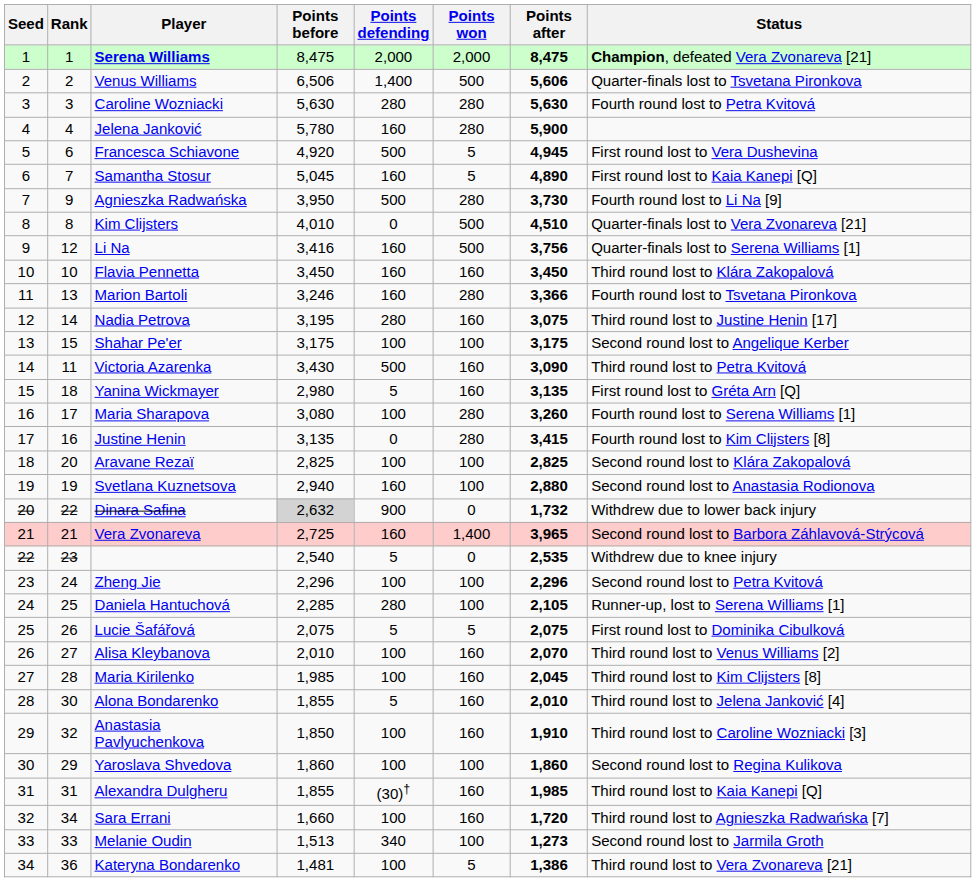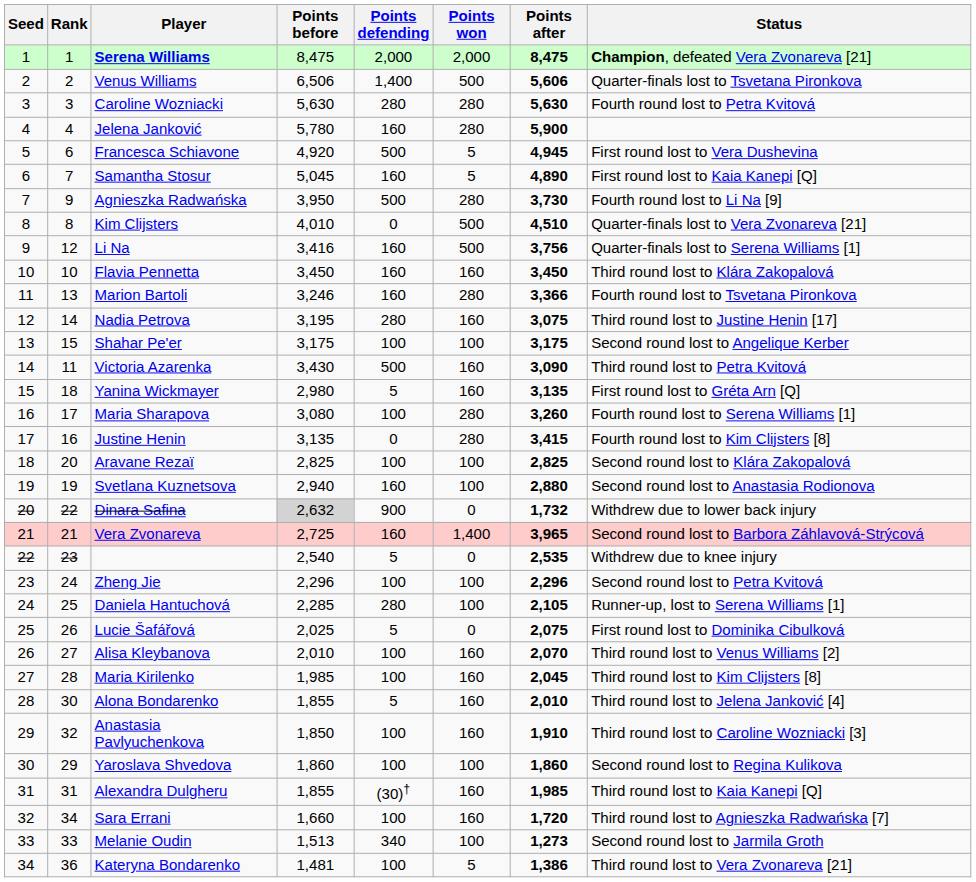(315, 629) 2,075 -> (315, 629) 2,025
(472, 629) 5 -> (472, 629) 0
